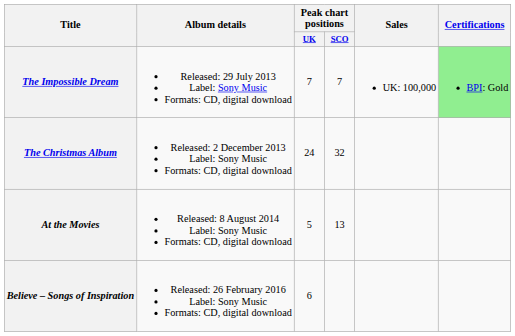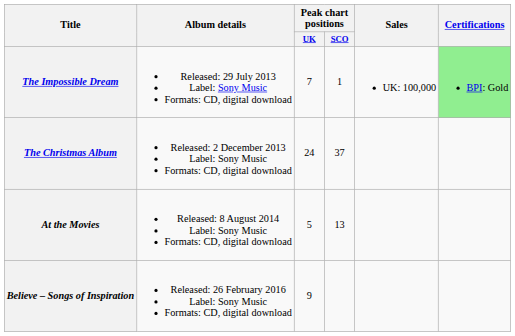(340, 82) 7 -> (340, 82) 1
(340, 153) 32 -> (340, 153) 37
(309, 296) 6 -> (309, 296) 9
